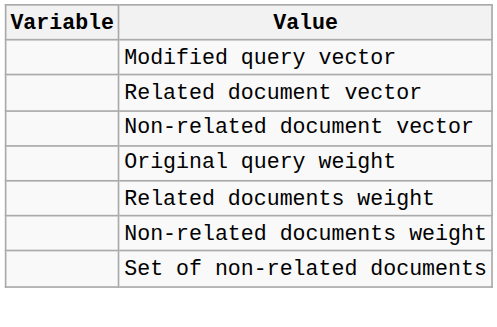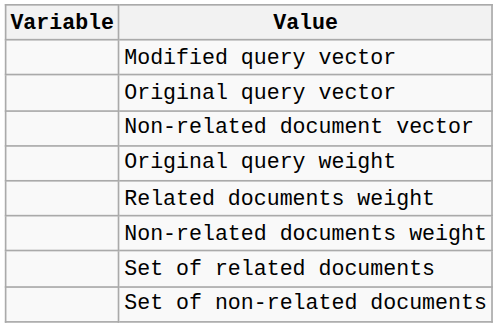+ row: (260, 93)
- row: (273, 93)
+ row: (280, 269)
